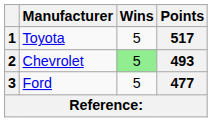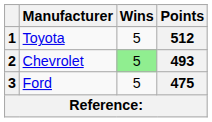(182, 38) 517 -> (182, 38) 512
(182, 83) 477 -> (182, 83) 475
